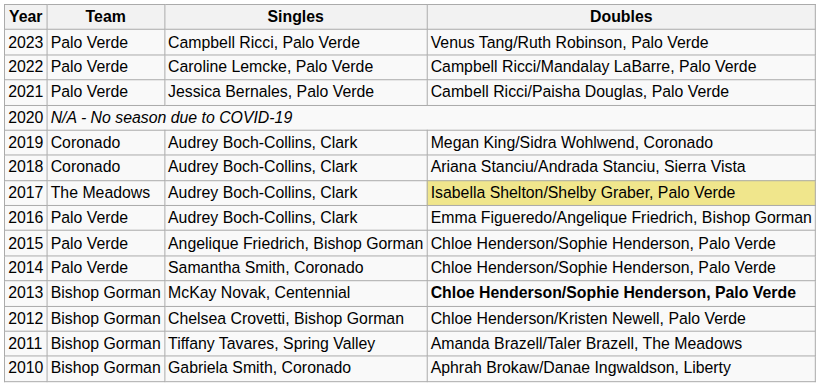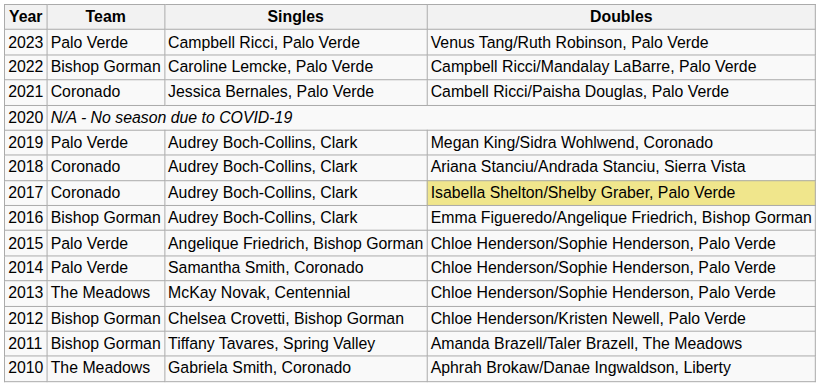(89, 67) Palo Verde -> (106, 67) Bishop Gorman
(89, 92) Palo Verde -> (85, 92) Coronado
(85, 142) Coronado -> (89, 142) Palo Verde
(100, 192) The Meadows -> (85, 192) Coronado
(89, 218) Palo Verde -> (106, 218) Bishop Gorman
(106, 293) Bishop Gorman -> (100, 293) The Meadows
(613, 293) bold -> (603, 293) normal
(106, 368) Bishop Gorman -> (100, 368) The Meadows
